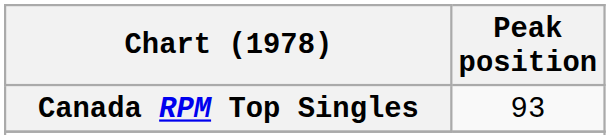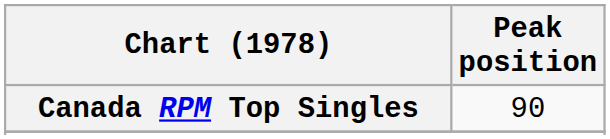(528, 109) 93 -> (528, 109) 90
